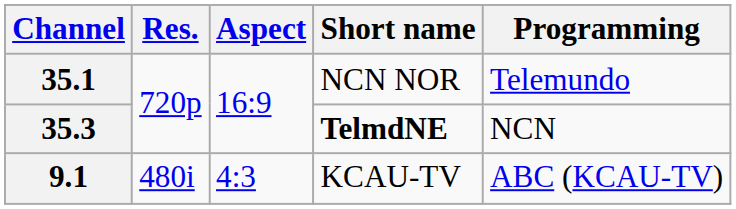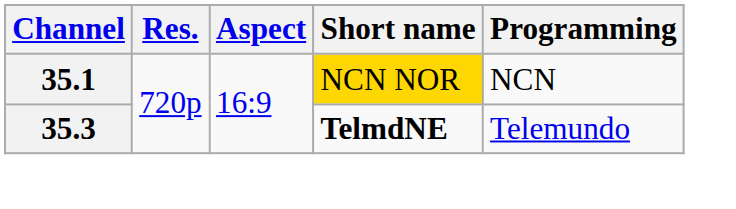(390, 78) no background -> (390, 78) gold background
(560, 78) Telemundo -> (523, 78) NCN
(523, 128) NCN -> (560, 128) Telemundo
- row: (69, 177)
